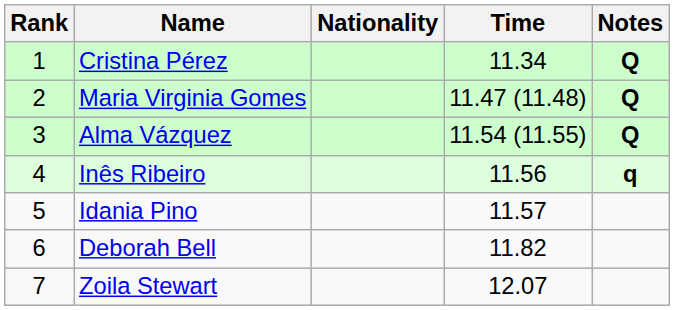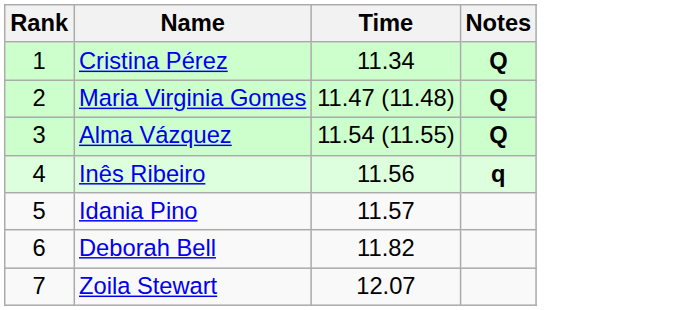- column: (378, 23)
